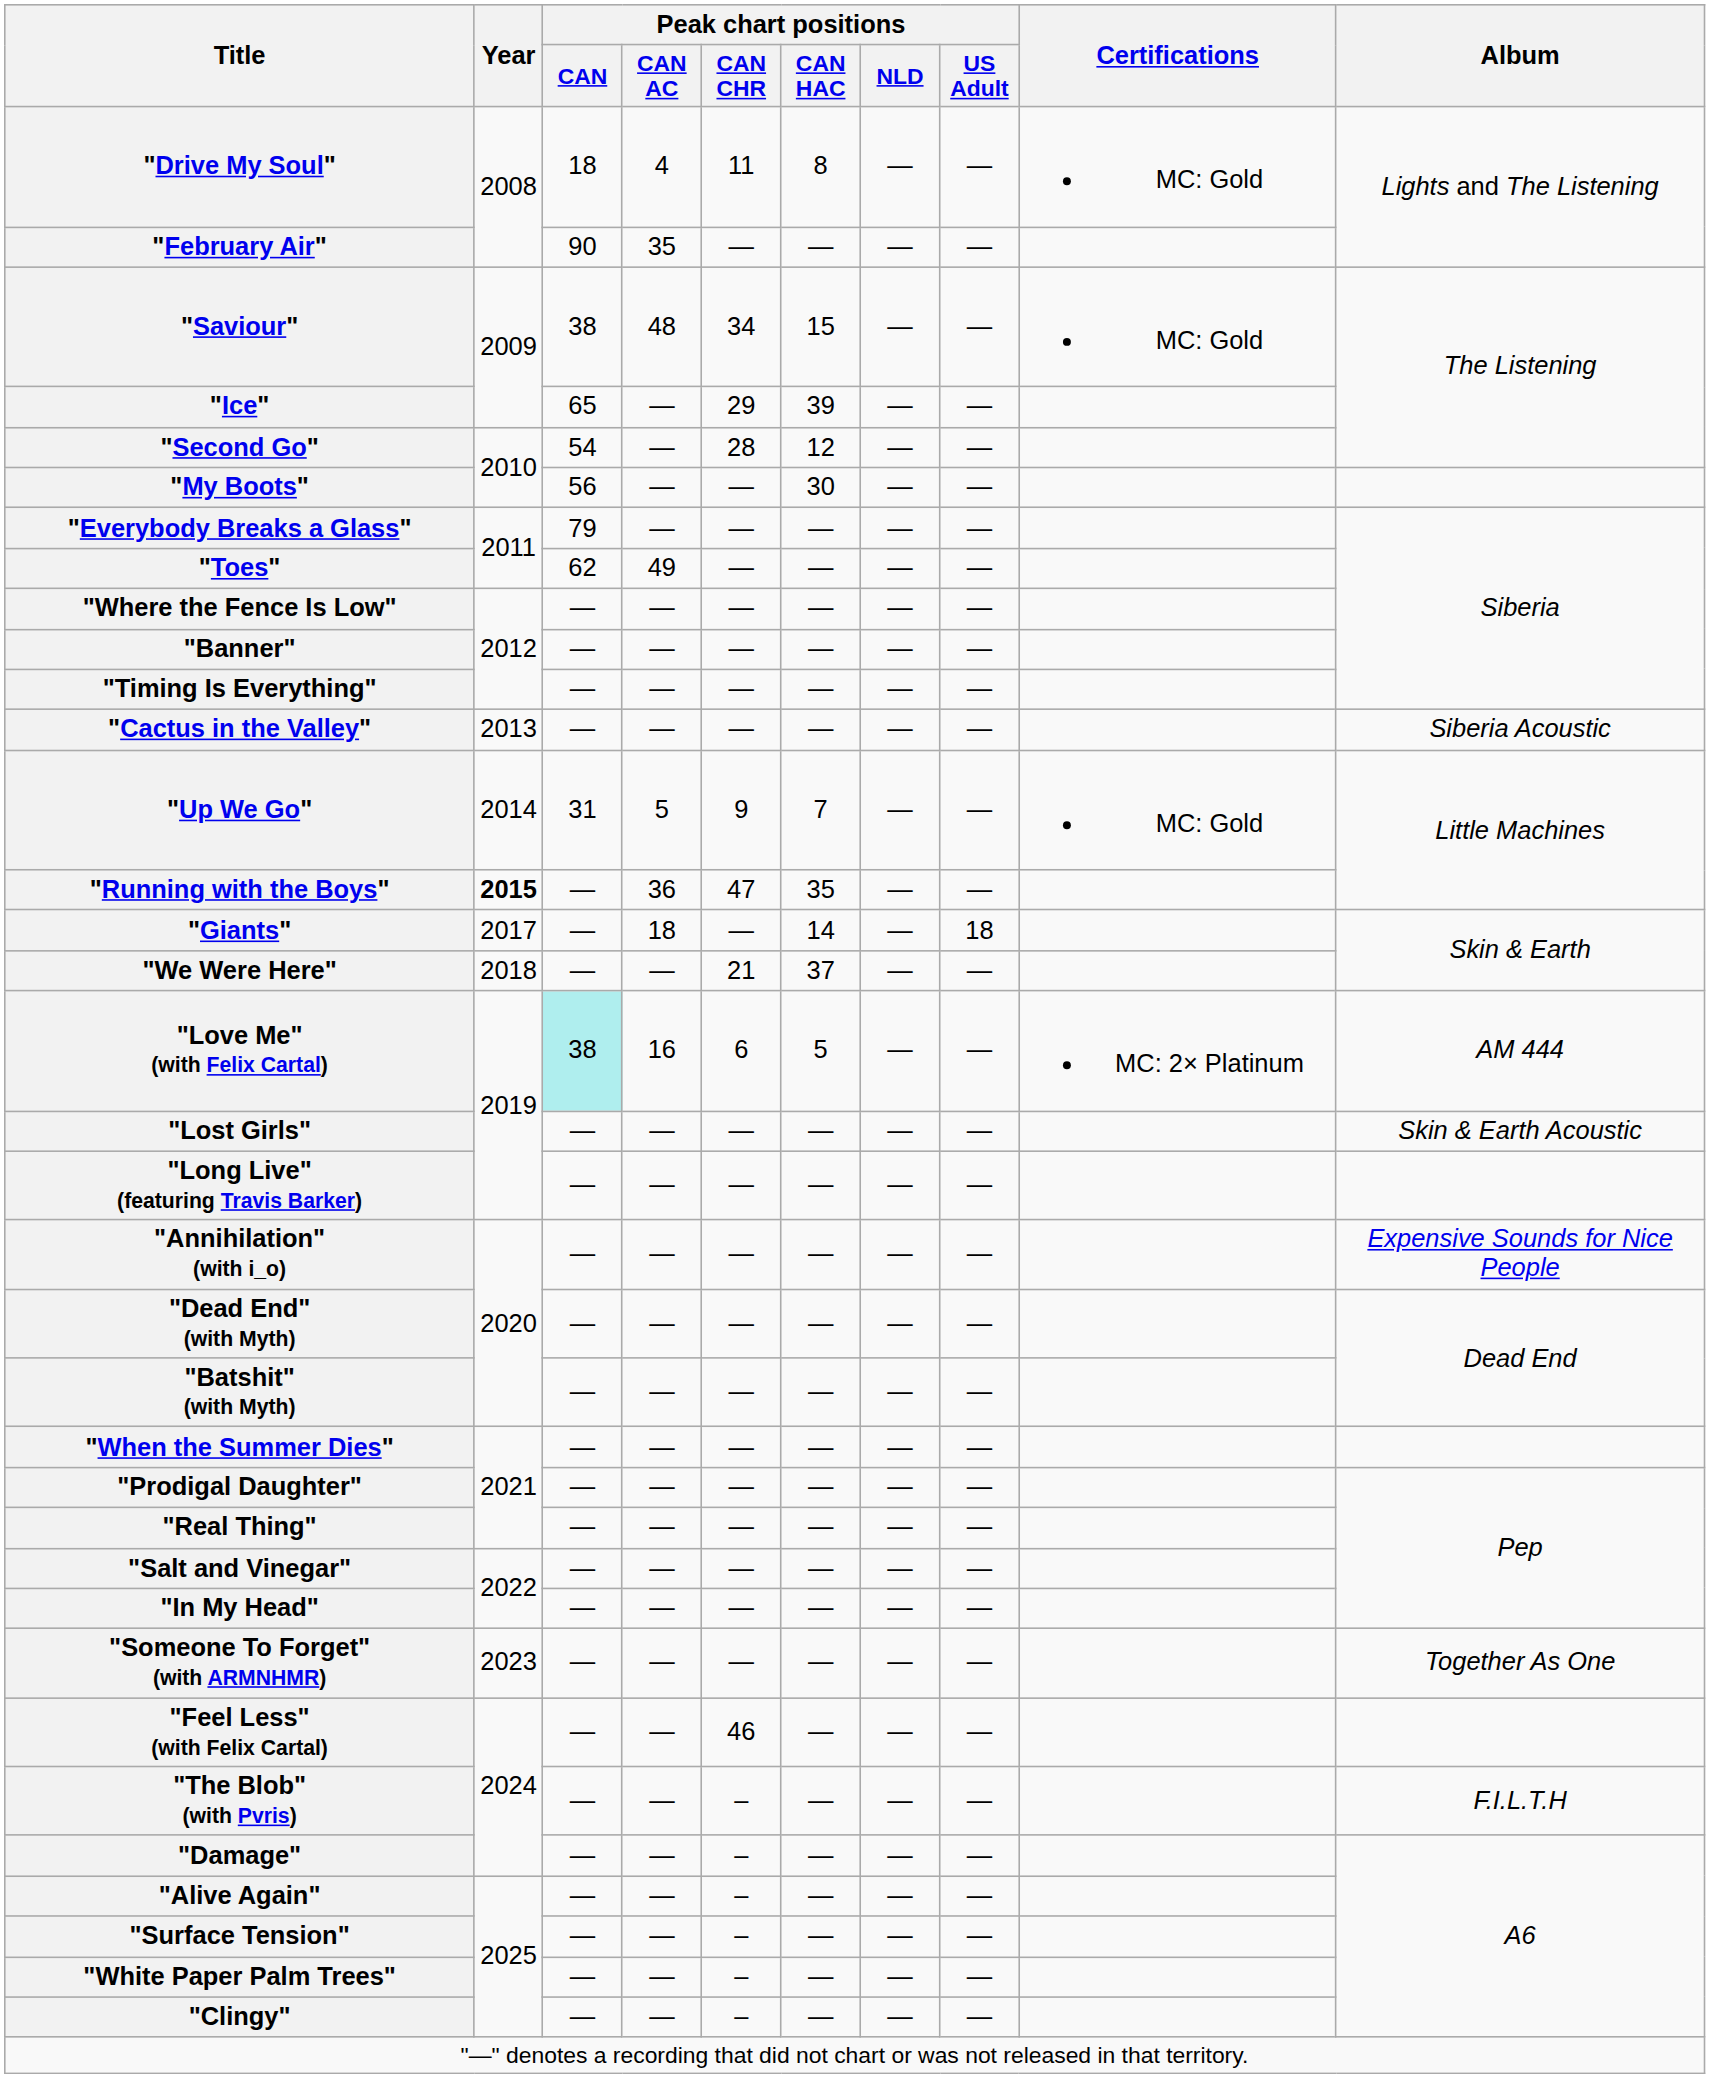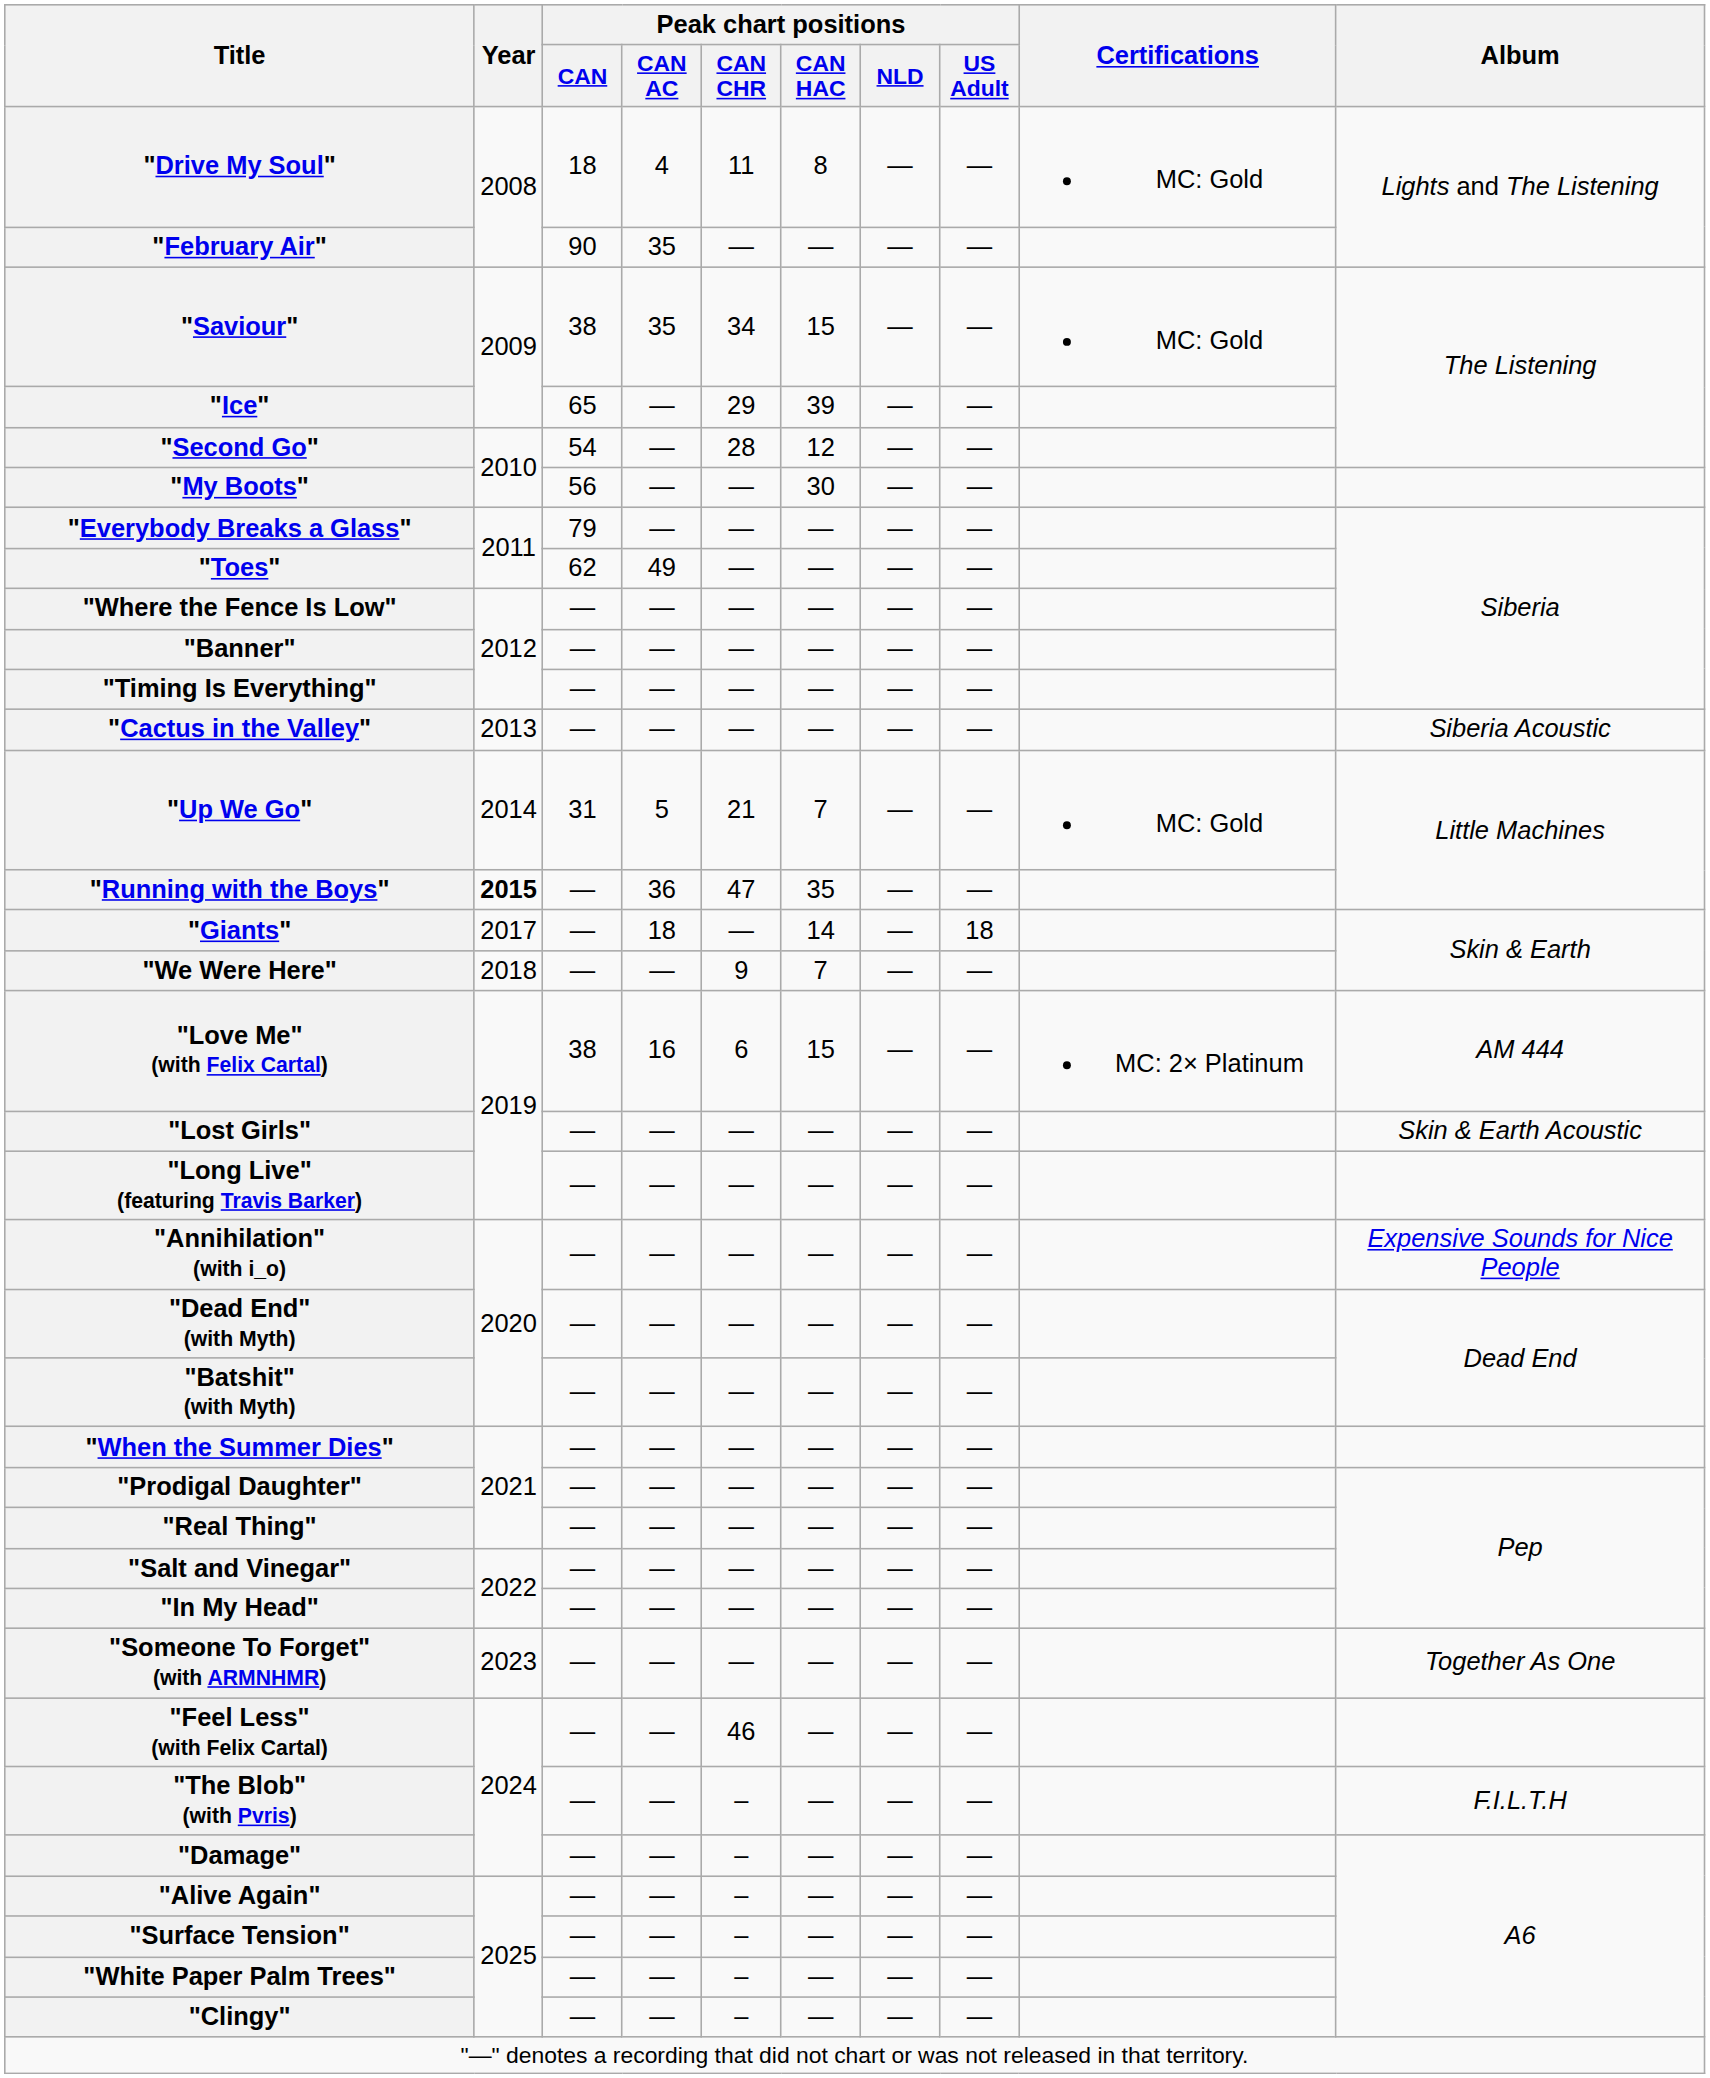(662, 326) 48 -> (662, 326) 35
(741, 809) 9 -> (741, 809) 21
(741, 970) 21 -> (741, 970) 9
(821, 970) 37 -> (821, 970) 7
(582, 1050) paleturquoise background -> (582, 1050) no background
(821, 1050) 5 -> (821, 1050) 15
